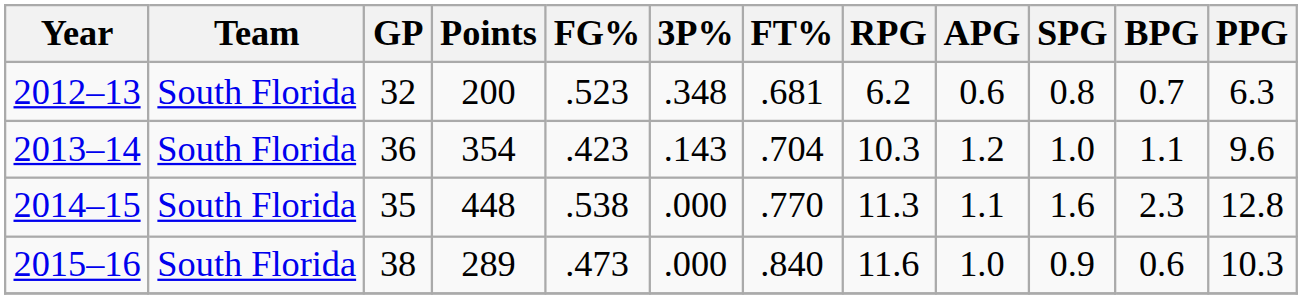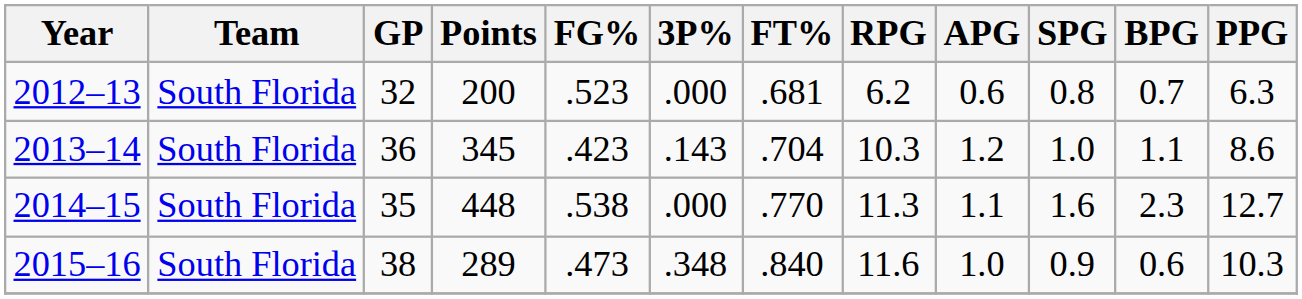(695, 90) .348 -> (695, 90) .000
(488, 148) 354 -> (488, 148) 345
(1252, 148) 9.6 -> (1252, 148) 8.6
(1252, 206) 12.8 -> (1252, 206) 12.7
(695, 263) .000 -> (695, 263) .348
